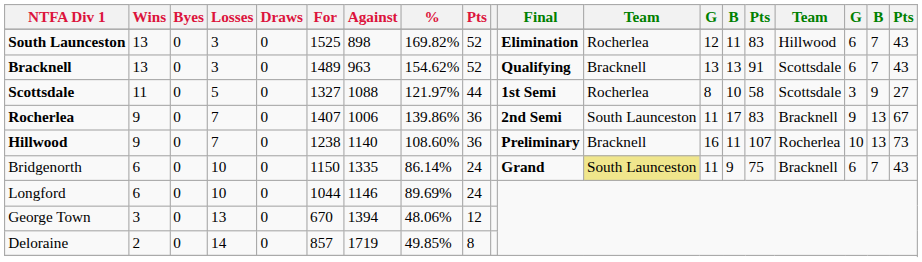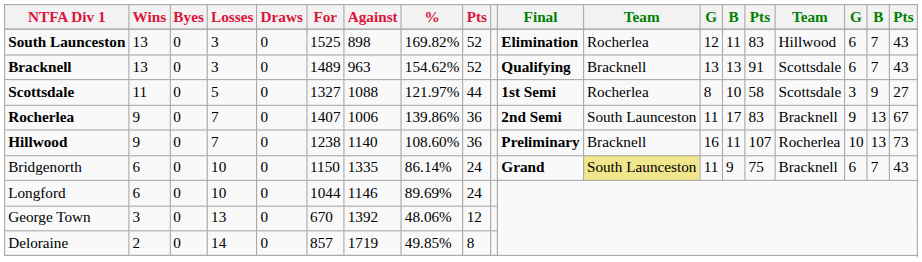(363, 217) 1394 -> (363, 217) 1392
